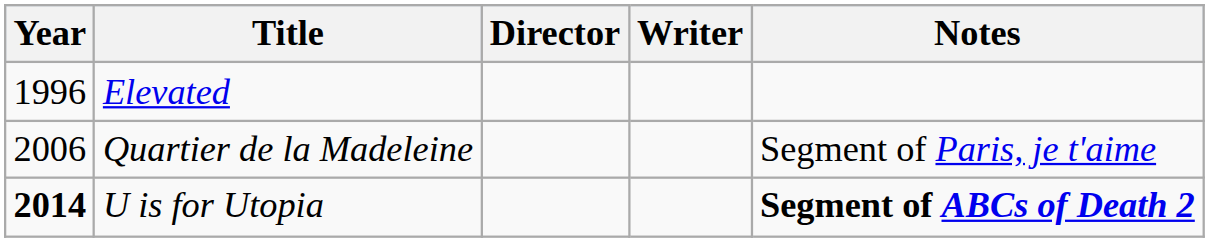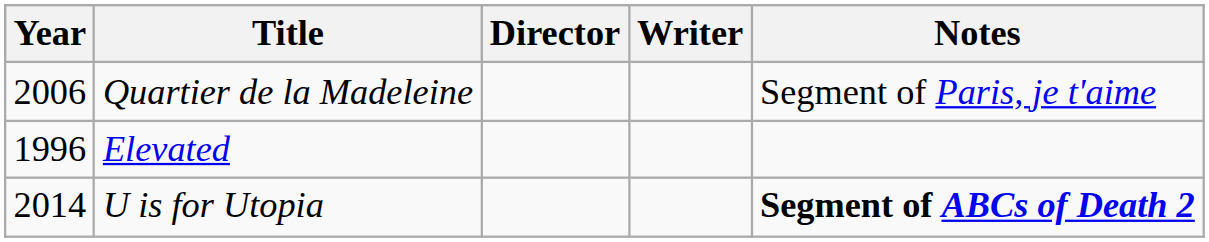rows swapped: (166, 90) <-> (288, 148)
(50, 206) bold -> (50, 206) normal
